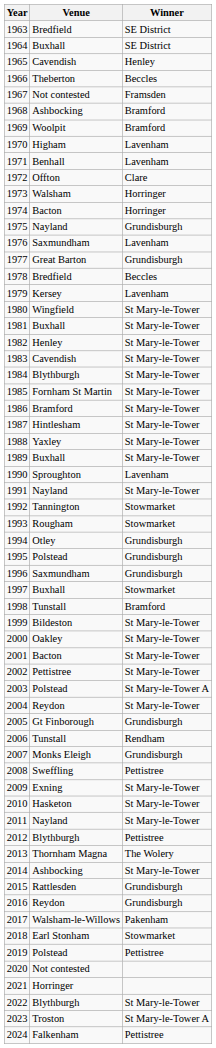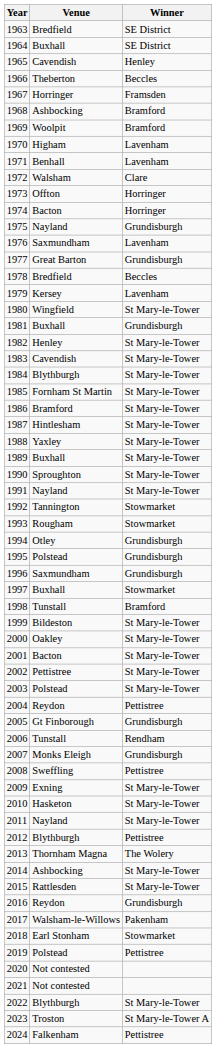(61, 95) Not contested -> (53, 95) Horringer
(46, 177) Offton -> (52, 177) Walsham
(52, 194) Walsham -> (46, 194) Offton
(162, 326) St Mary‑le‑Tower -> (154, 326) Grundisburgh
(147, 474) Lavenham -> (162, 474) St Mary‑le‑Tower
(167, 688) St Mary-le-Tower A -> (162, 688) St Mary‑le‑Tower
(162, 705) St Mary‑le‑Tower -> (144, 705) Pettistree
(154, 886) Grundisburgh -> (162, 886) St Mary‑le‑Tower
(53, 985) Horringer -> (61, 985) Not contested
